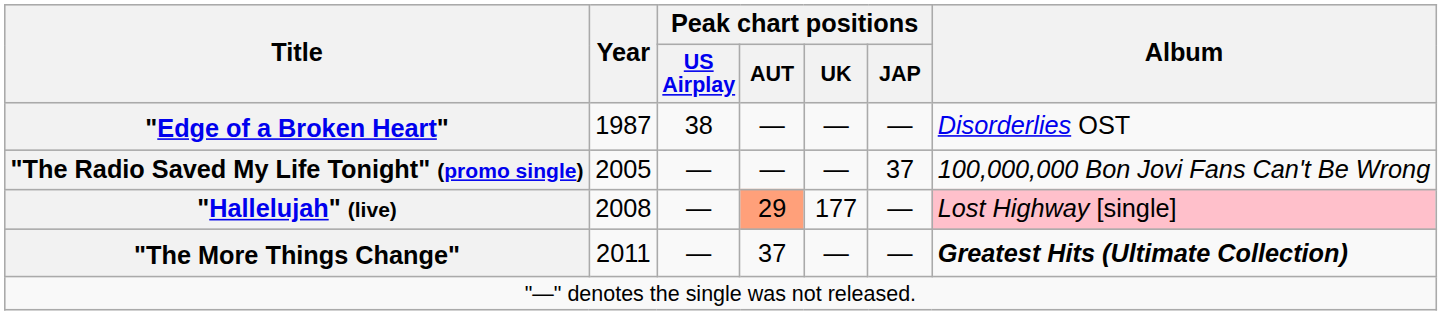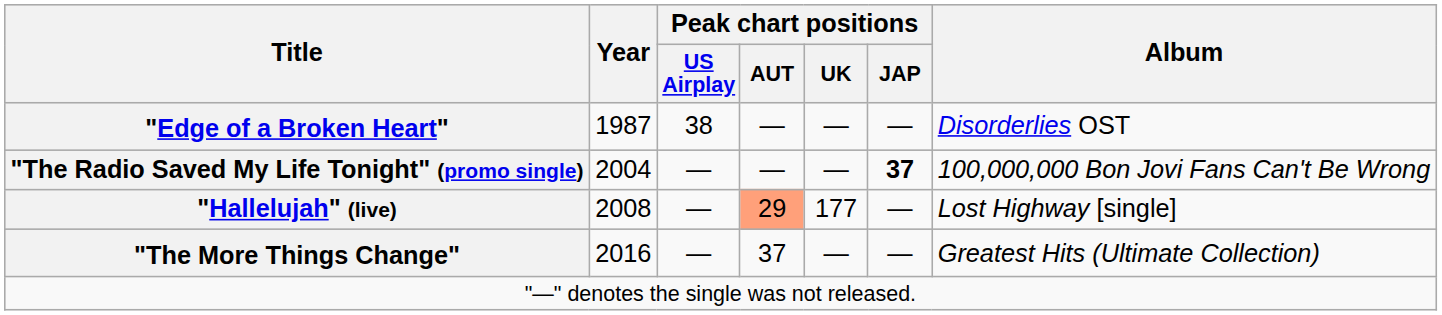(623, 169) 2005 -> (623, 169) 2004
(900, 169) normal -> (900, 169) bold
(1057, 209) pink background -> (1057, 209) no background
(623, 252) 2011 -> (623, 252) 2016
(1143, 252) bold -> (1129, 252) normal
